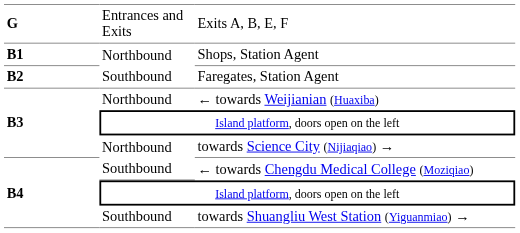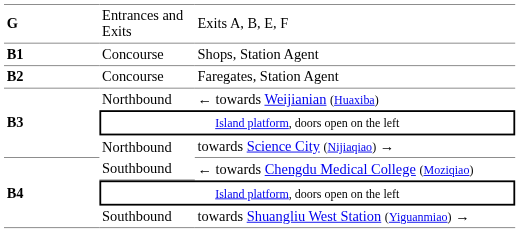(137, 54) Northbound -> (133, 54) Concourse
(137, 76) Southbound -> (133, 76) Concourse
